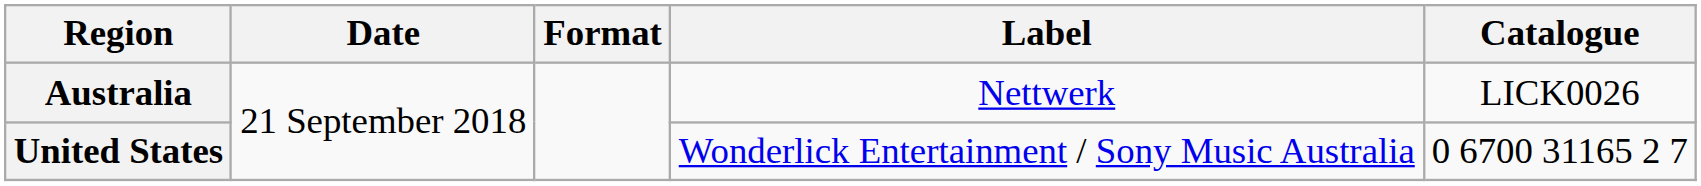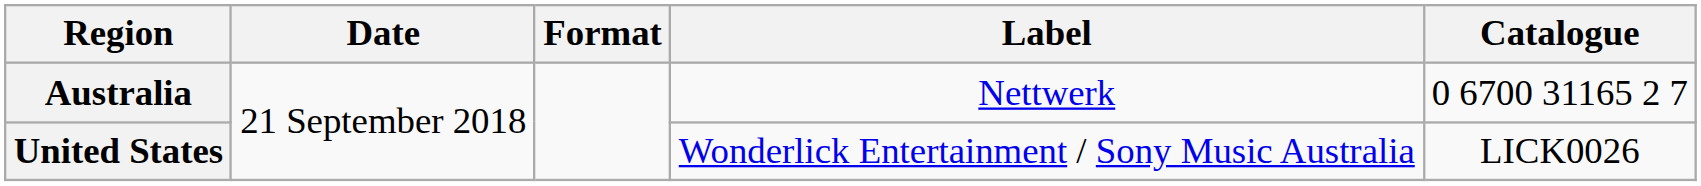(1560, 92) LICK0026 -> (1560, 92) 0 6700 31165 2 7
(1560, 150) 0 6700 31165 2 7 -> (1560, 150) LICK0026
